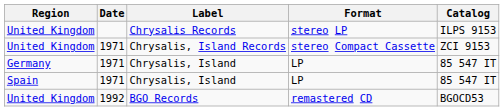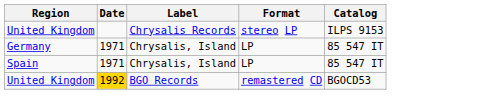- row: (51, 47)
(112, 98) no background -> (112, 81) gold background
